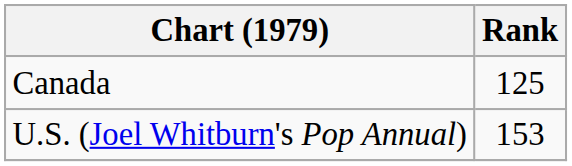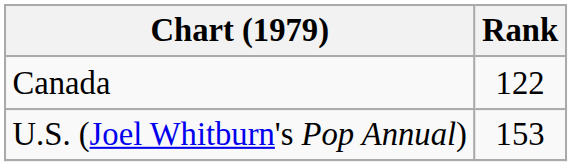(520, 82) 125 -> (520, 82) 122
